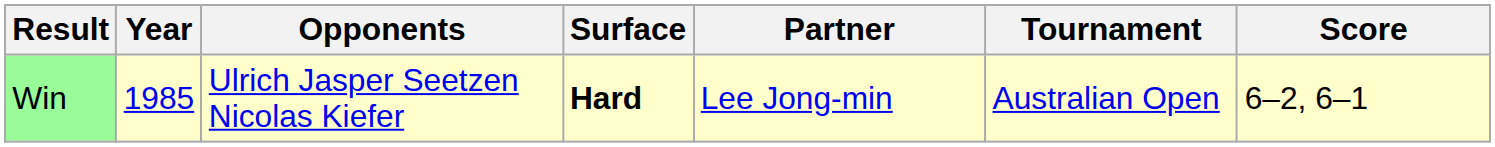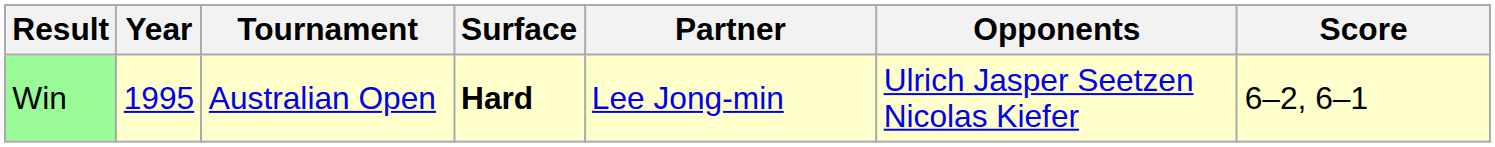columns swapped: (1111, 29) <-> (382, 29)
(159, 97) 1985 -> (159, 97) 1995
